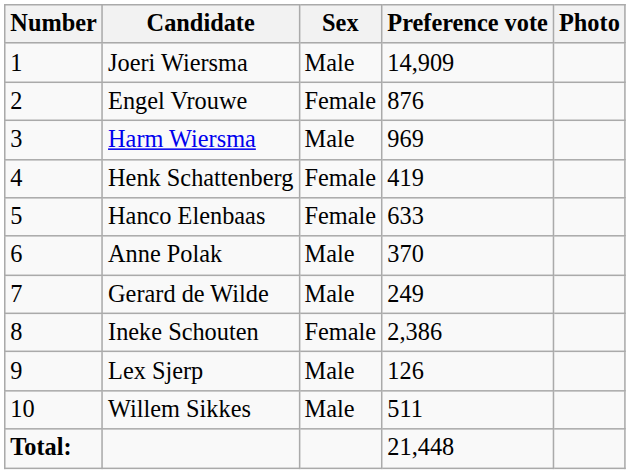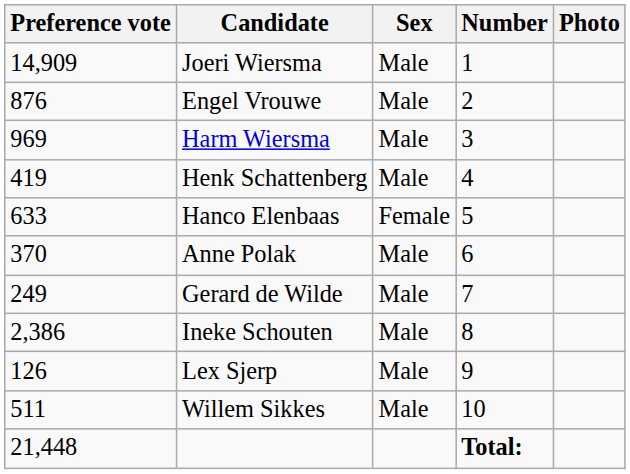columns swapped: (54, 23) <-> (468, 23)
(340, 100) Female -> (403, 100) Male
(340, 178) Female -> (403, 178) Male
(340, 332) Female -> (403, 332) Male
